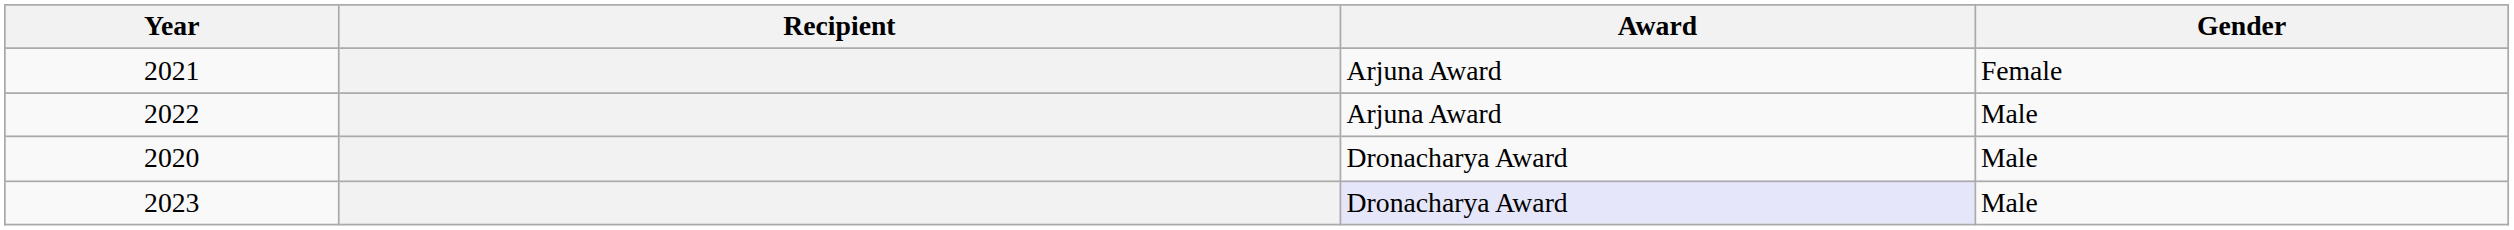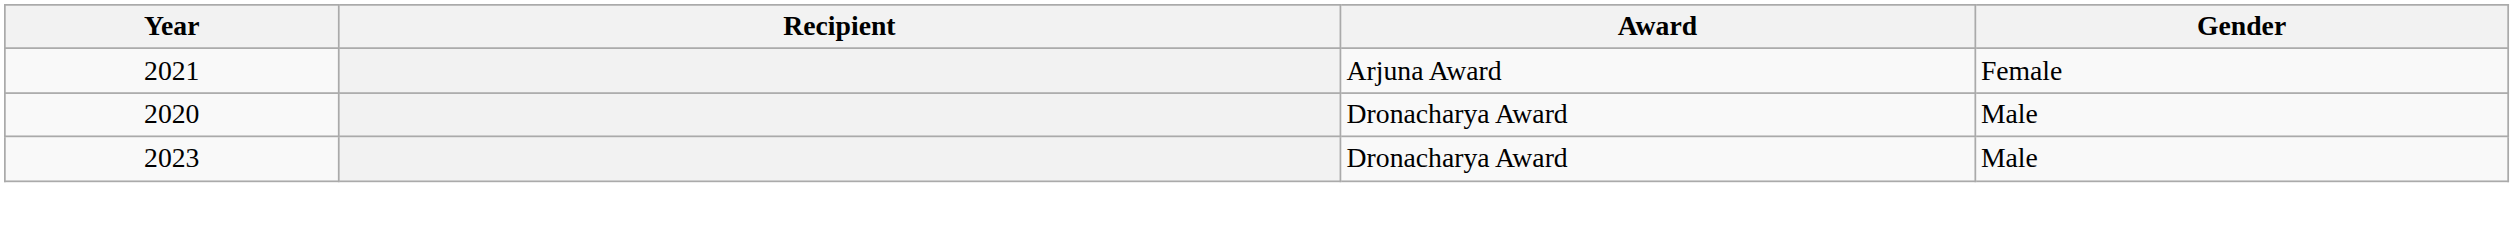- row: (172, 114)
(1457, 202) lavender background -> (1457, 158) no background
